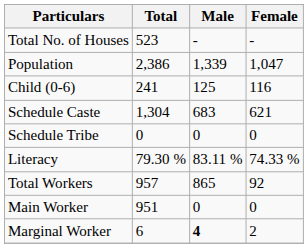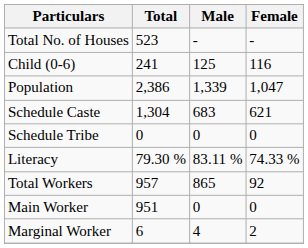rows swapped: (41, 64) <-> (42, 87)
(197, 231) bold -> (197, 231) normal
